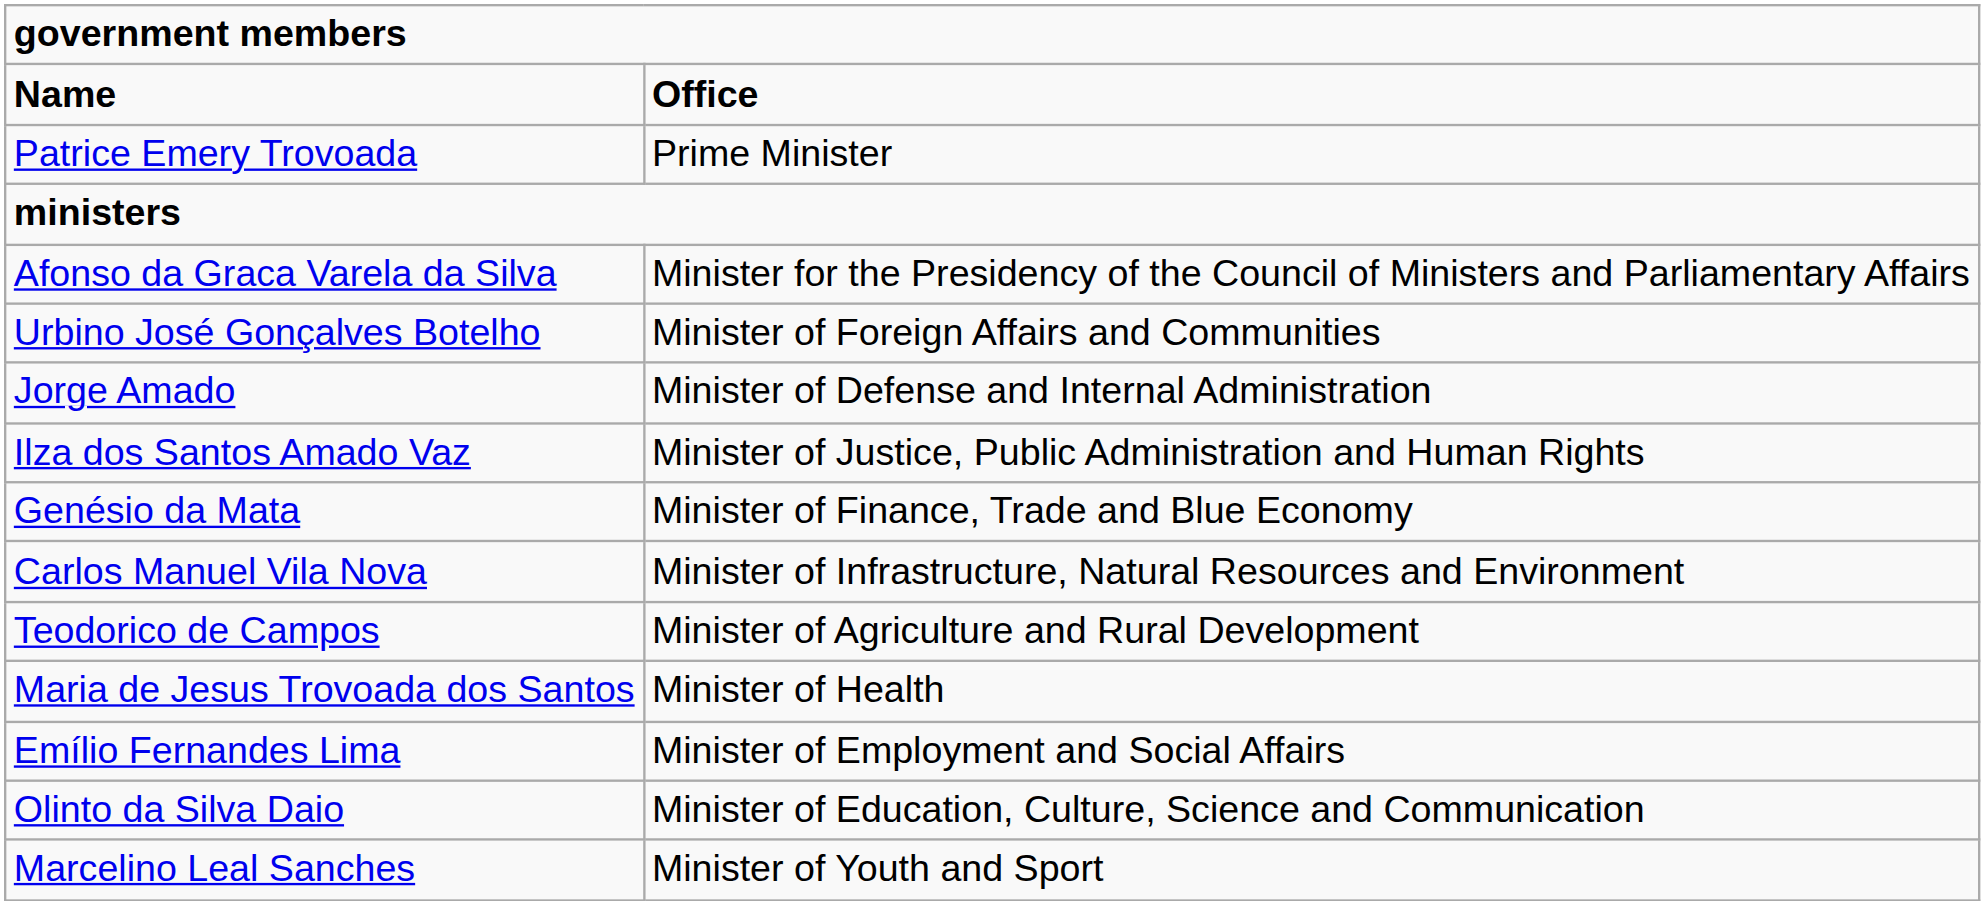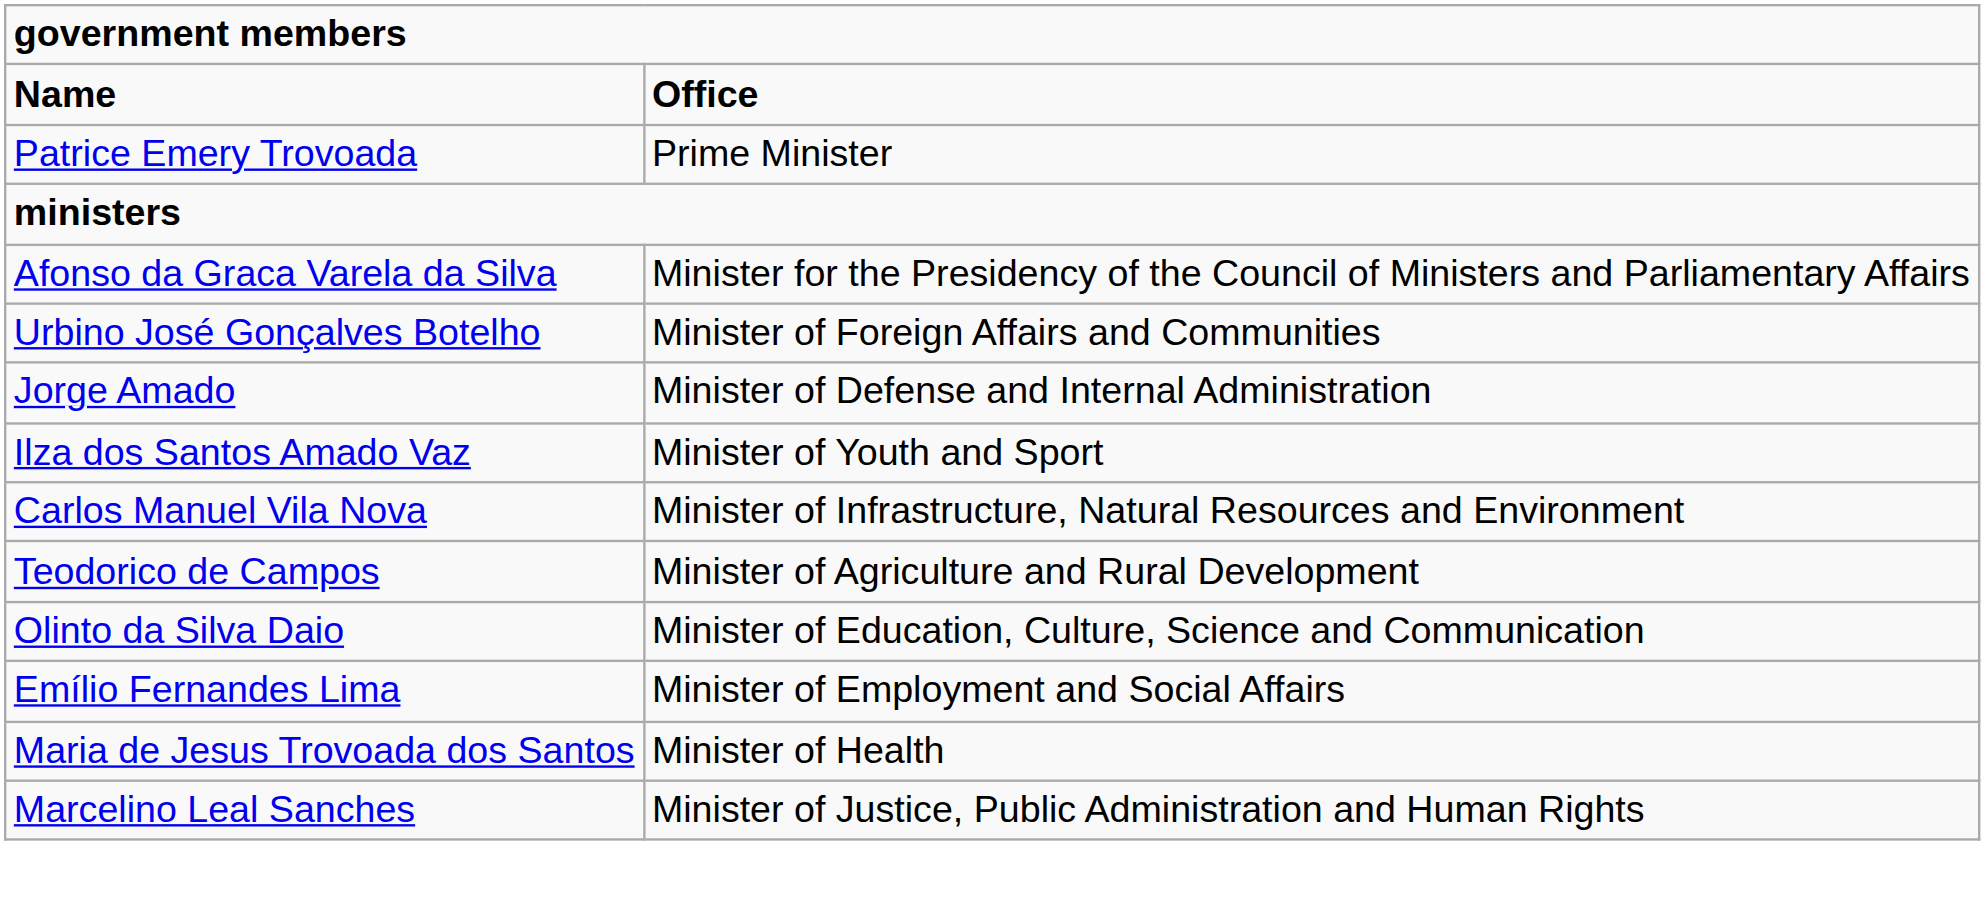(1148, 451) Minister of Justice, Public Administration and Human Rights -> (878, 451) Minister of Youth and Sport
- row: (157, 511)
rows swapped: (179, 809) <-> (324, 690)
(878, 869) Minister of Youth and Sport -> (1148, 809) Minister of Justice, Public Administration and Human Rights
